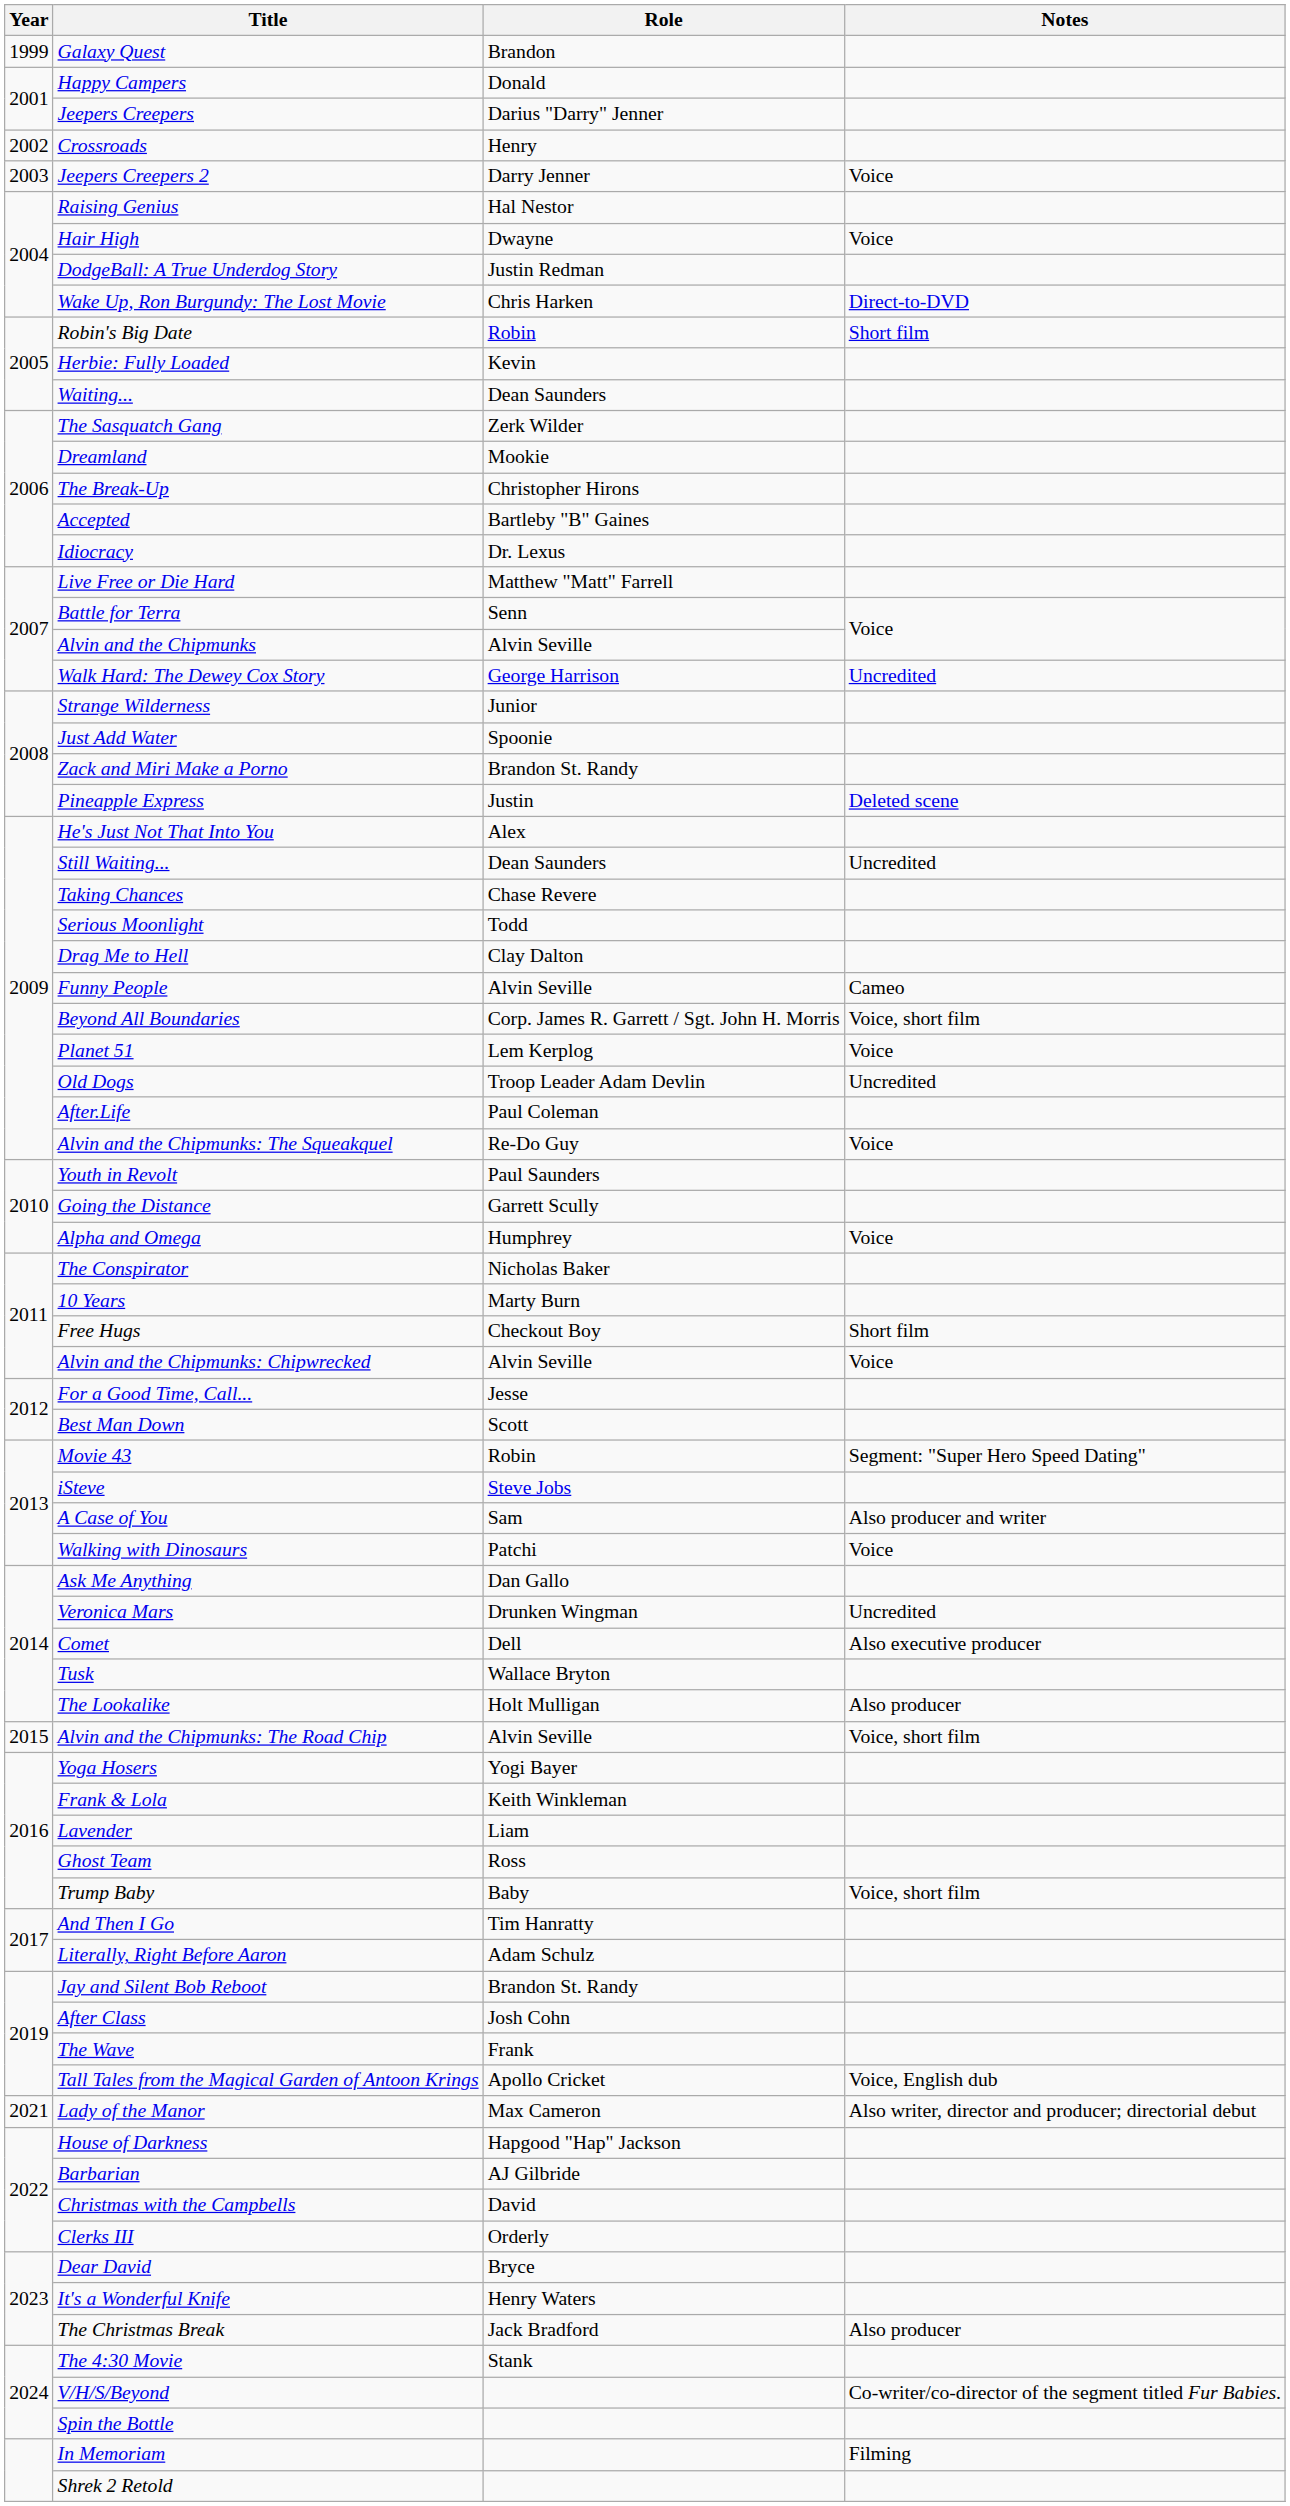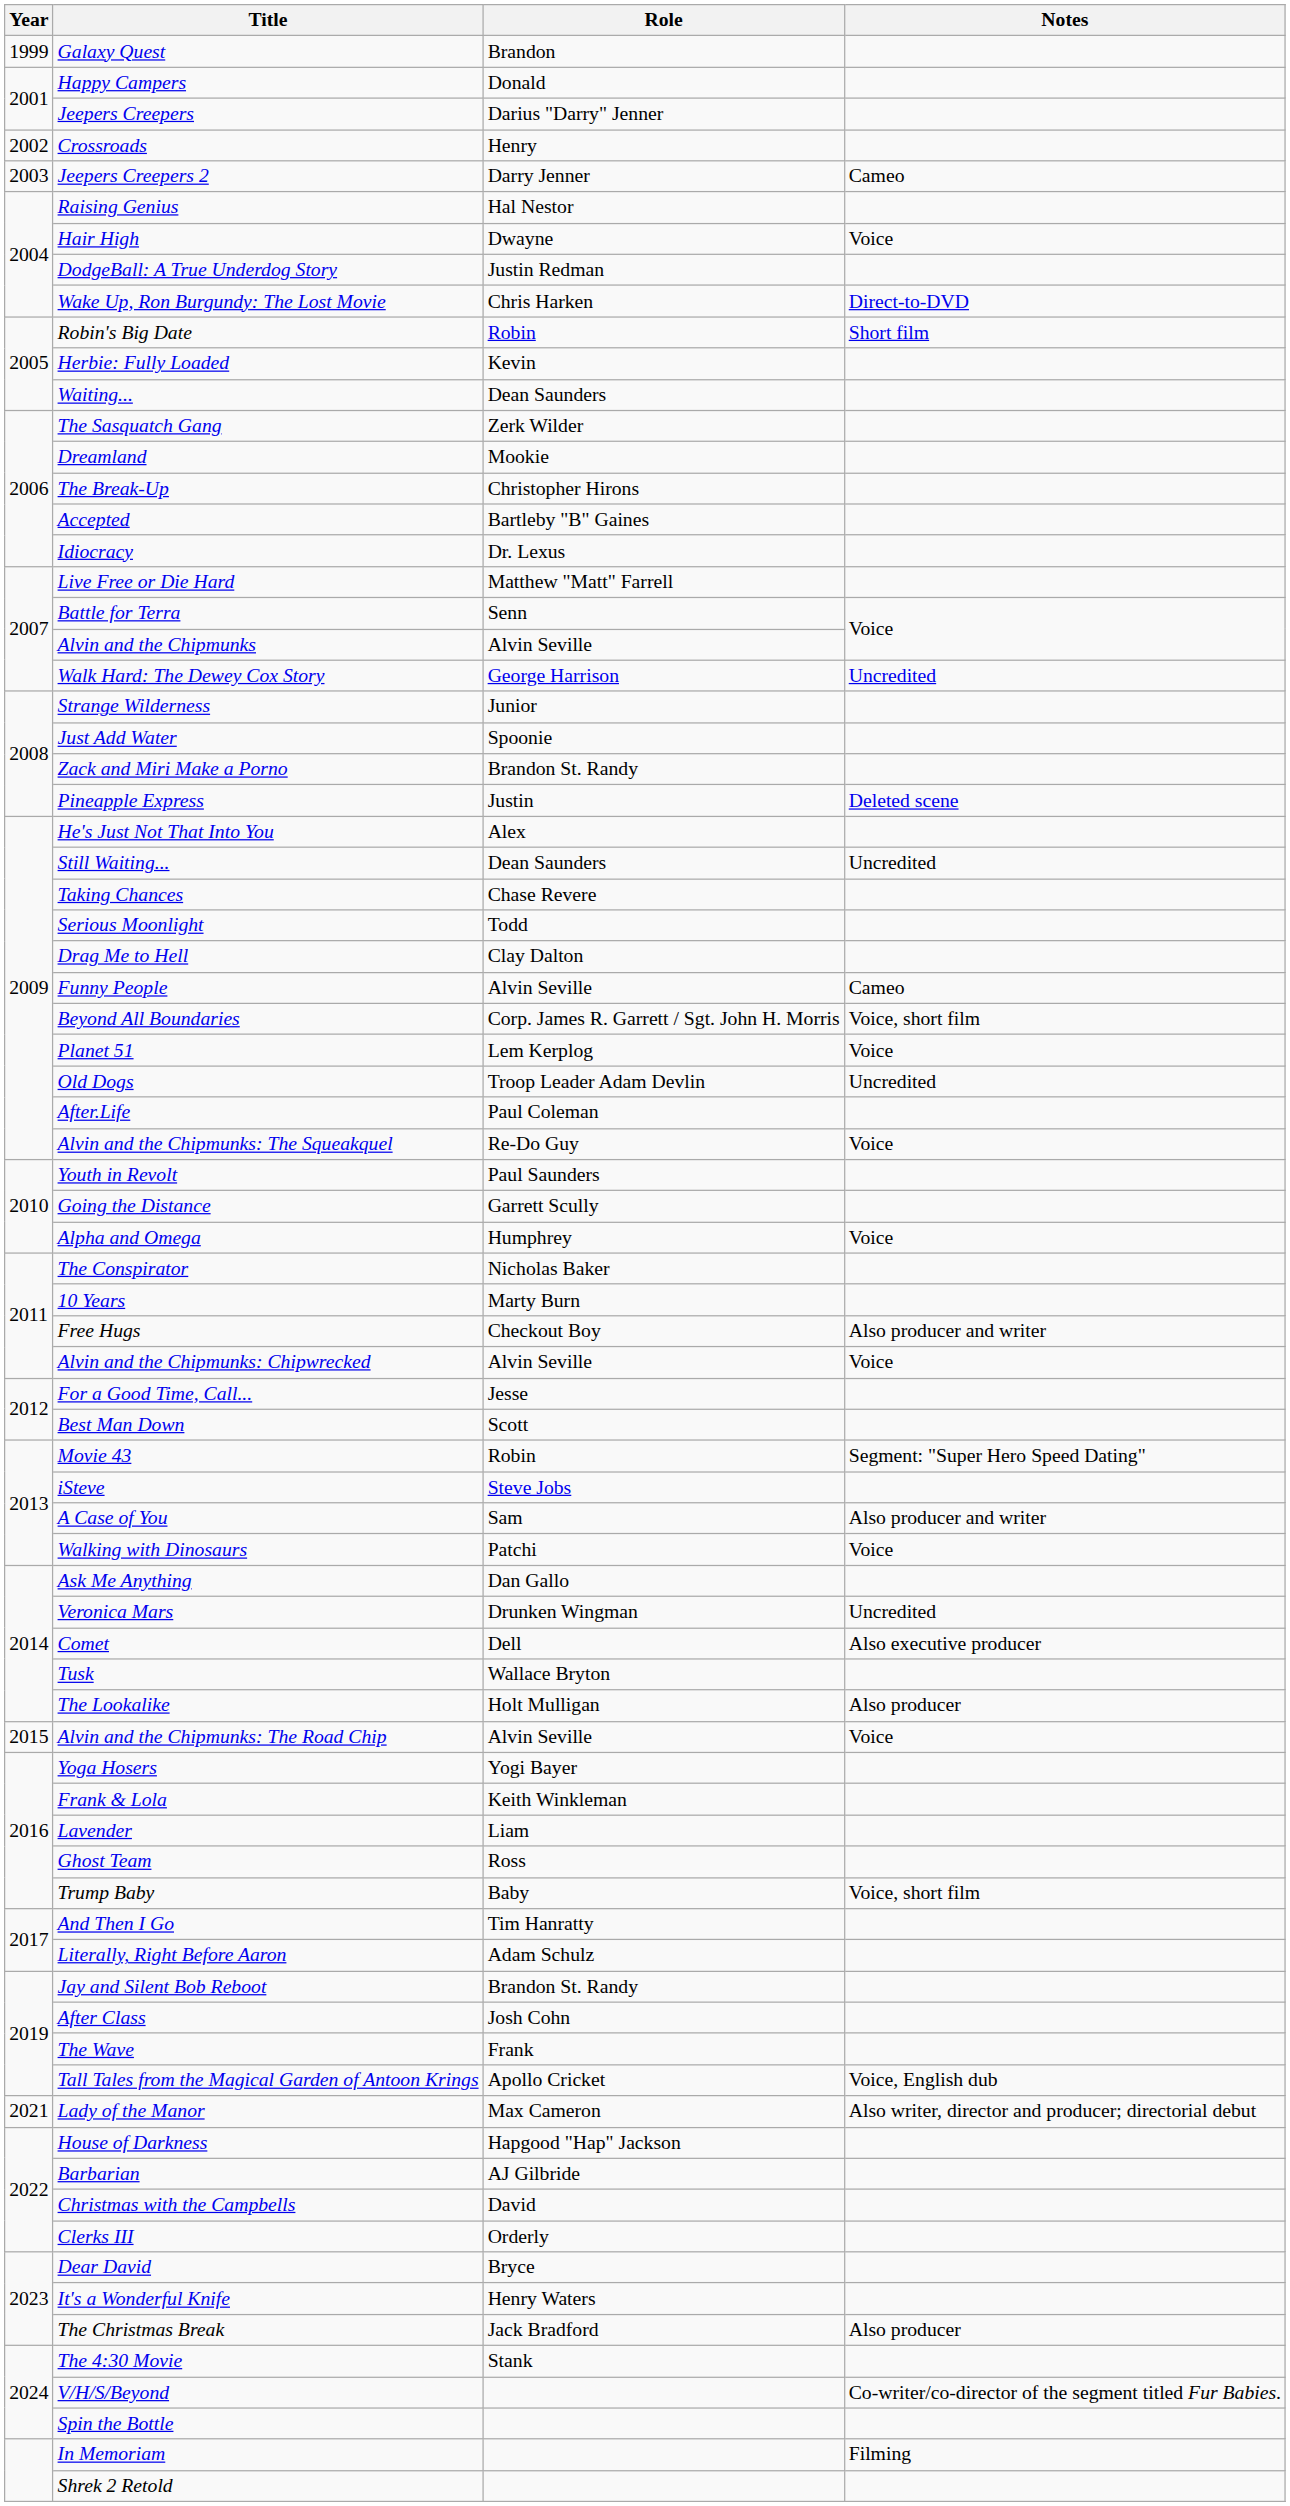(871, 176) Voice -> (877, 176) Cameo
(889, 1330) Short film -> (947, 1330) Also producer and writer
(914, 1736) Voice, short film -> (871, 1736) Voice
